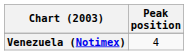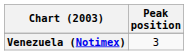(156, 42) 4 -> (156, 42) 3
